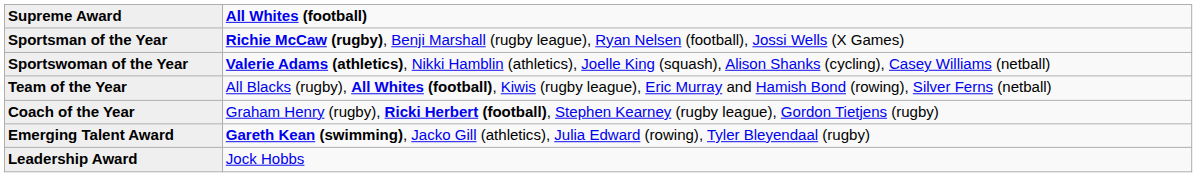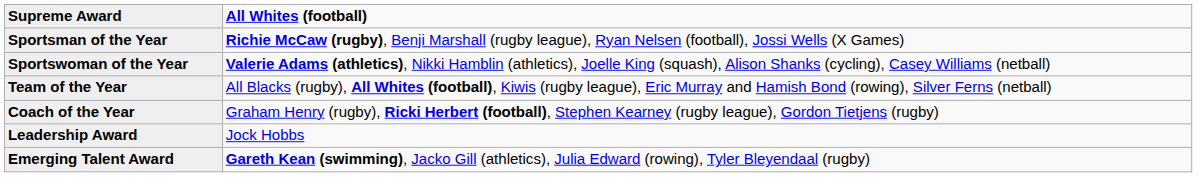rows swapped: (91, 135) <-> (73, 159)
